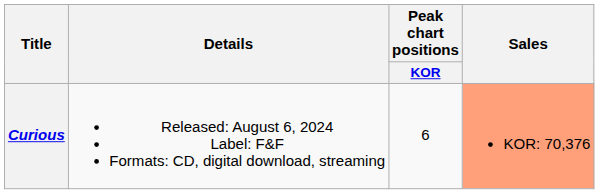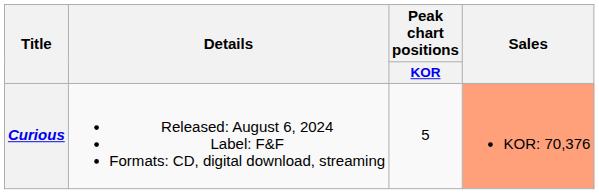(425, 135) 6 -> (425, 135) 5
